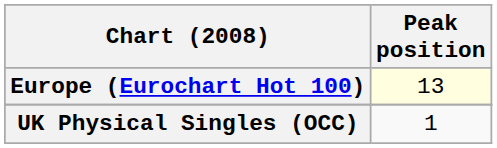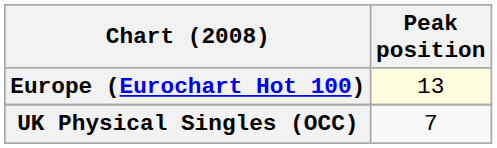(431, 124) 1 -> (431, 124) 7
